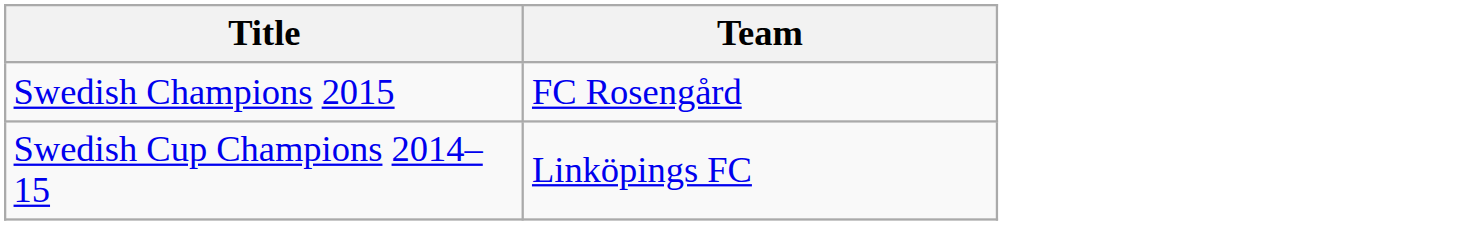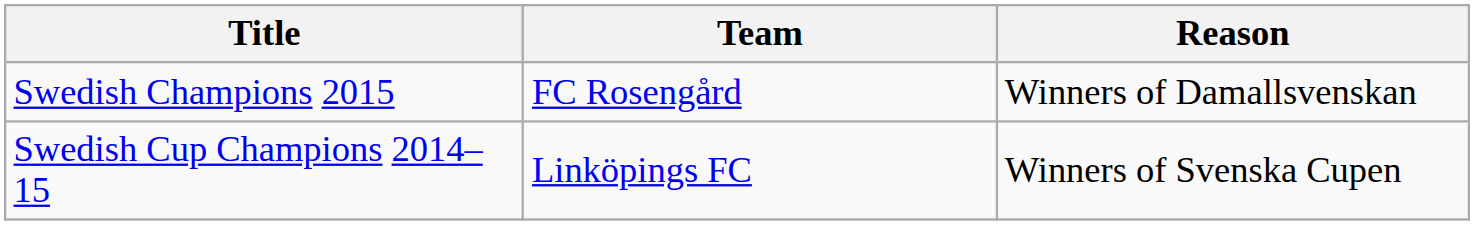+ column: (1233, 33)
